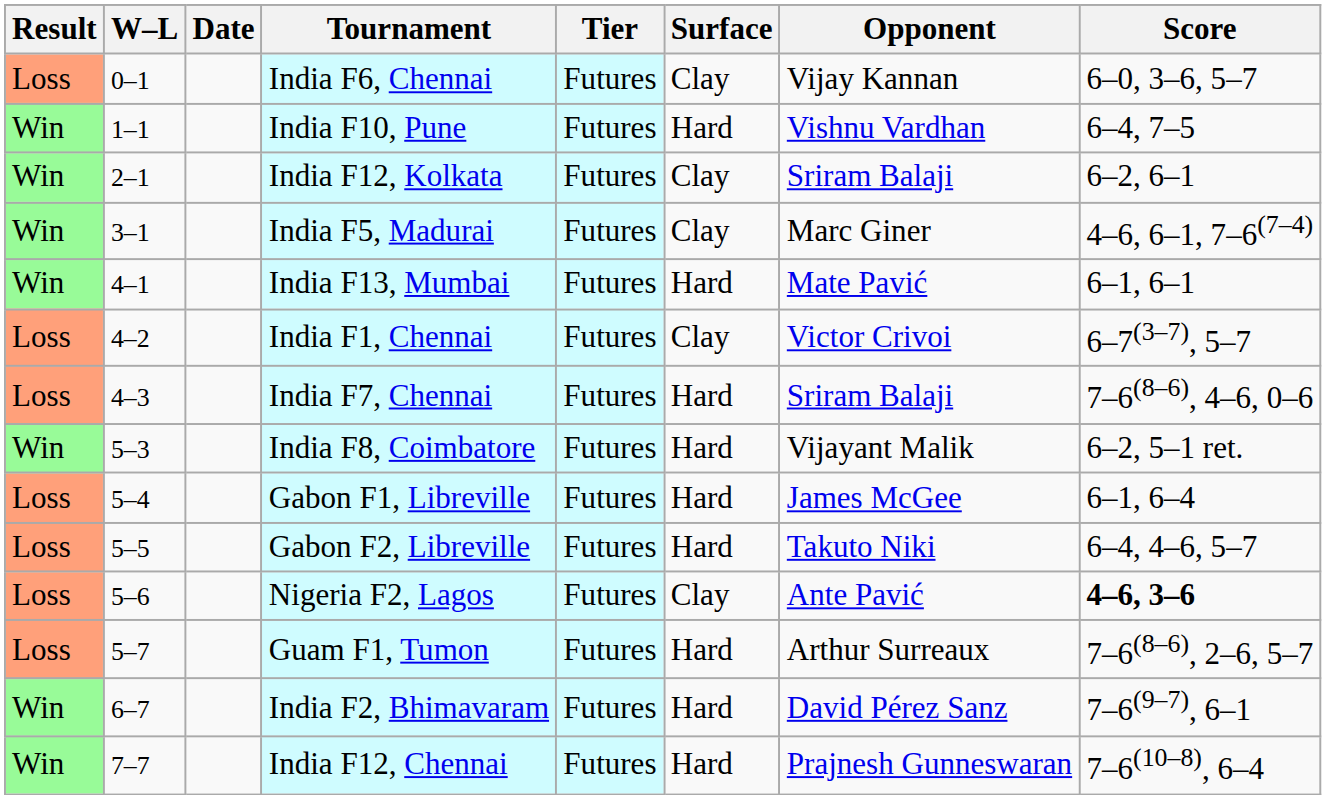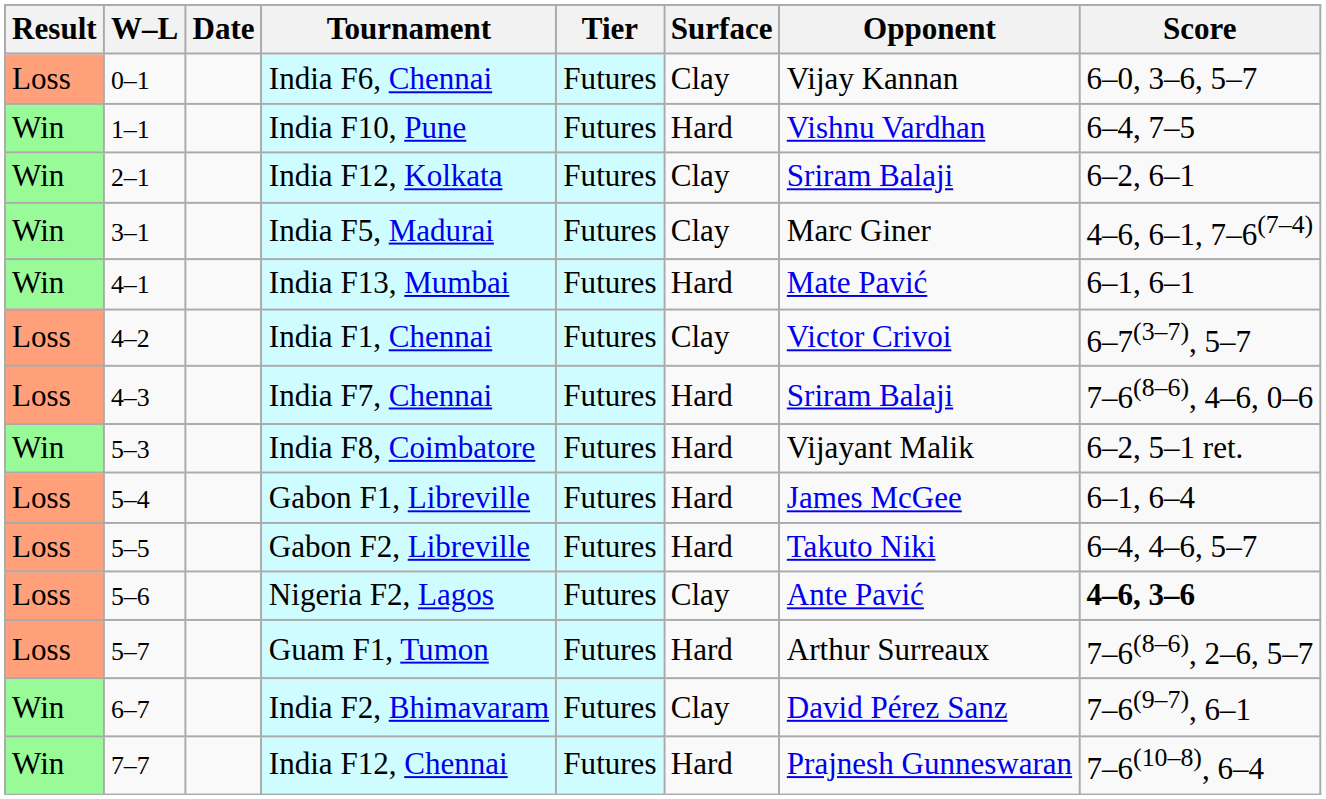(702, 706) Hard -> (700, 706) Clay
